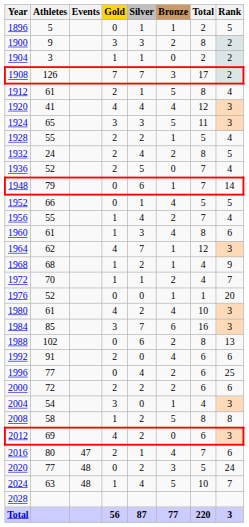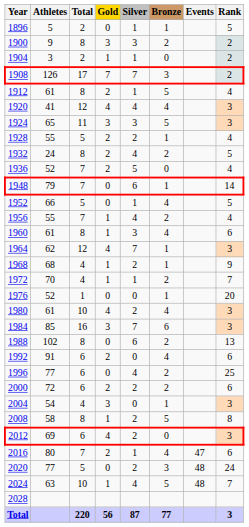columns swapped: (86, 12) <-> (203, 12)
